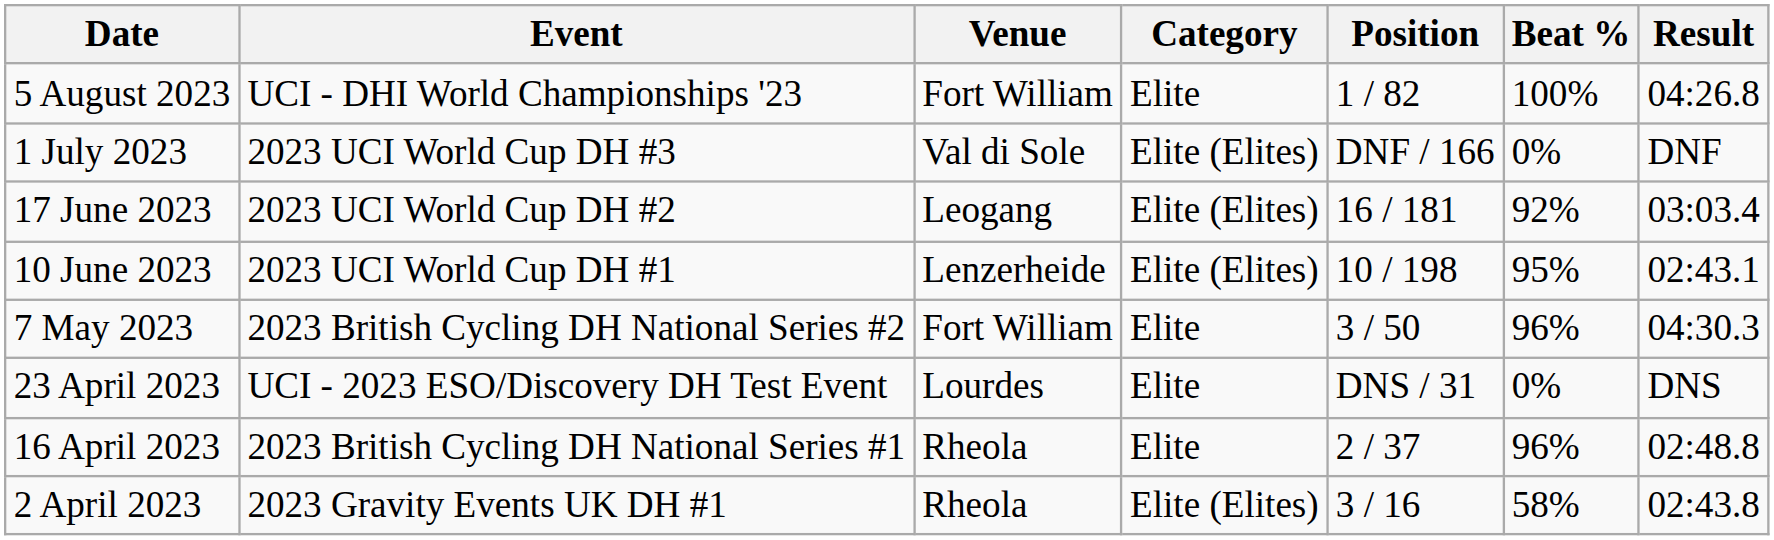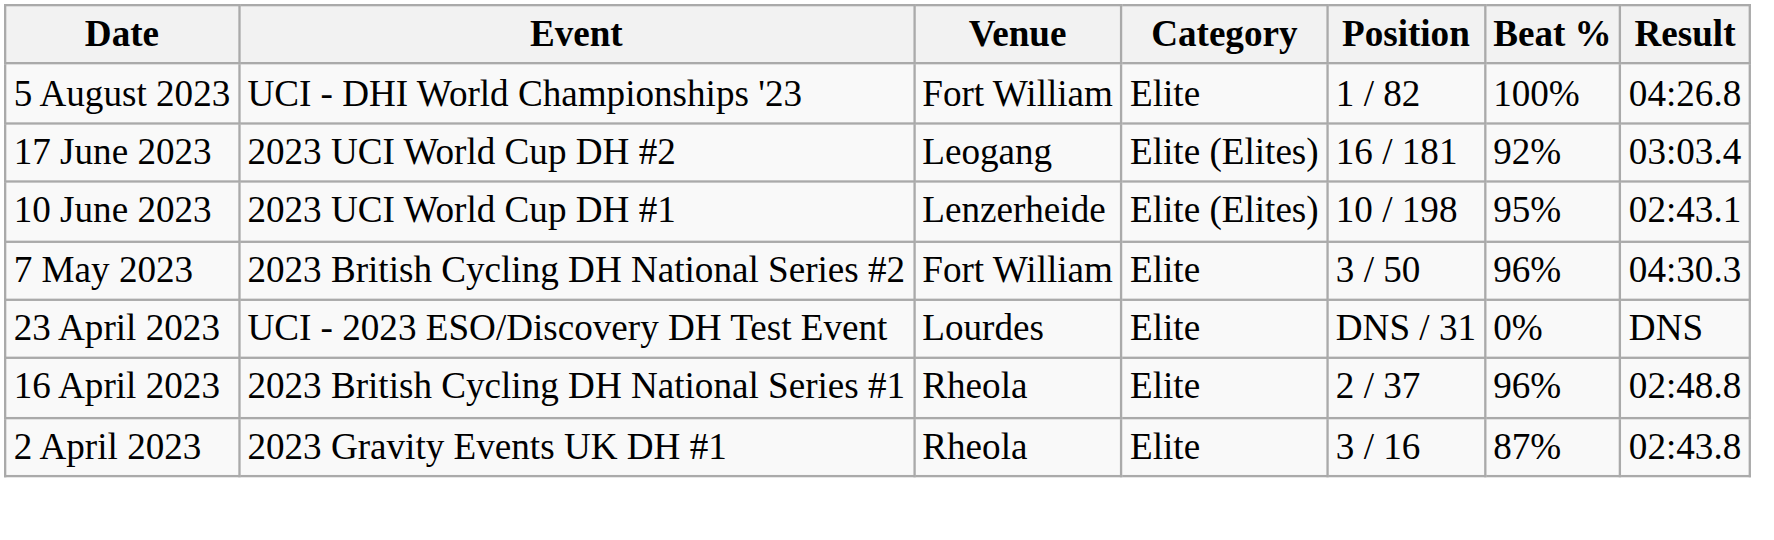- row: (100, 151)
(1224, 504) Elite (Elites) -> (1165, 446) Elite
(1546, 504) 58% -> (1527, 446) 87%
